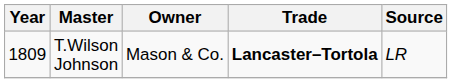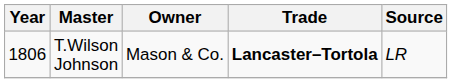(27, 54) 1809 -> (27, 54) 1806
